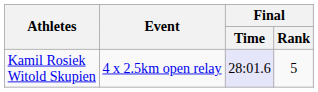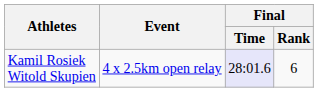(294, 68) 5 -> (294, 68) 6
